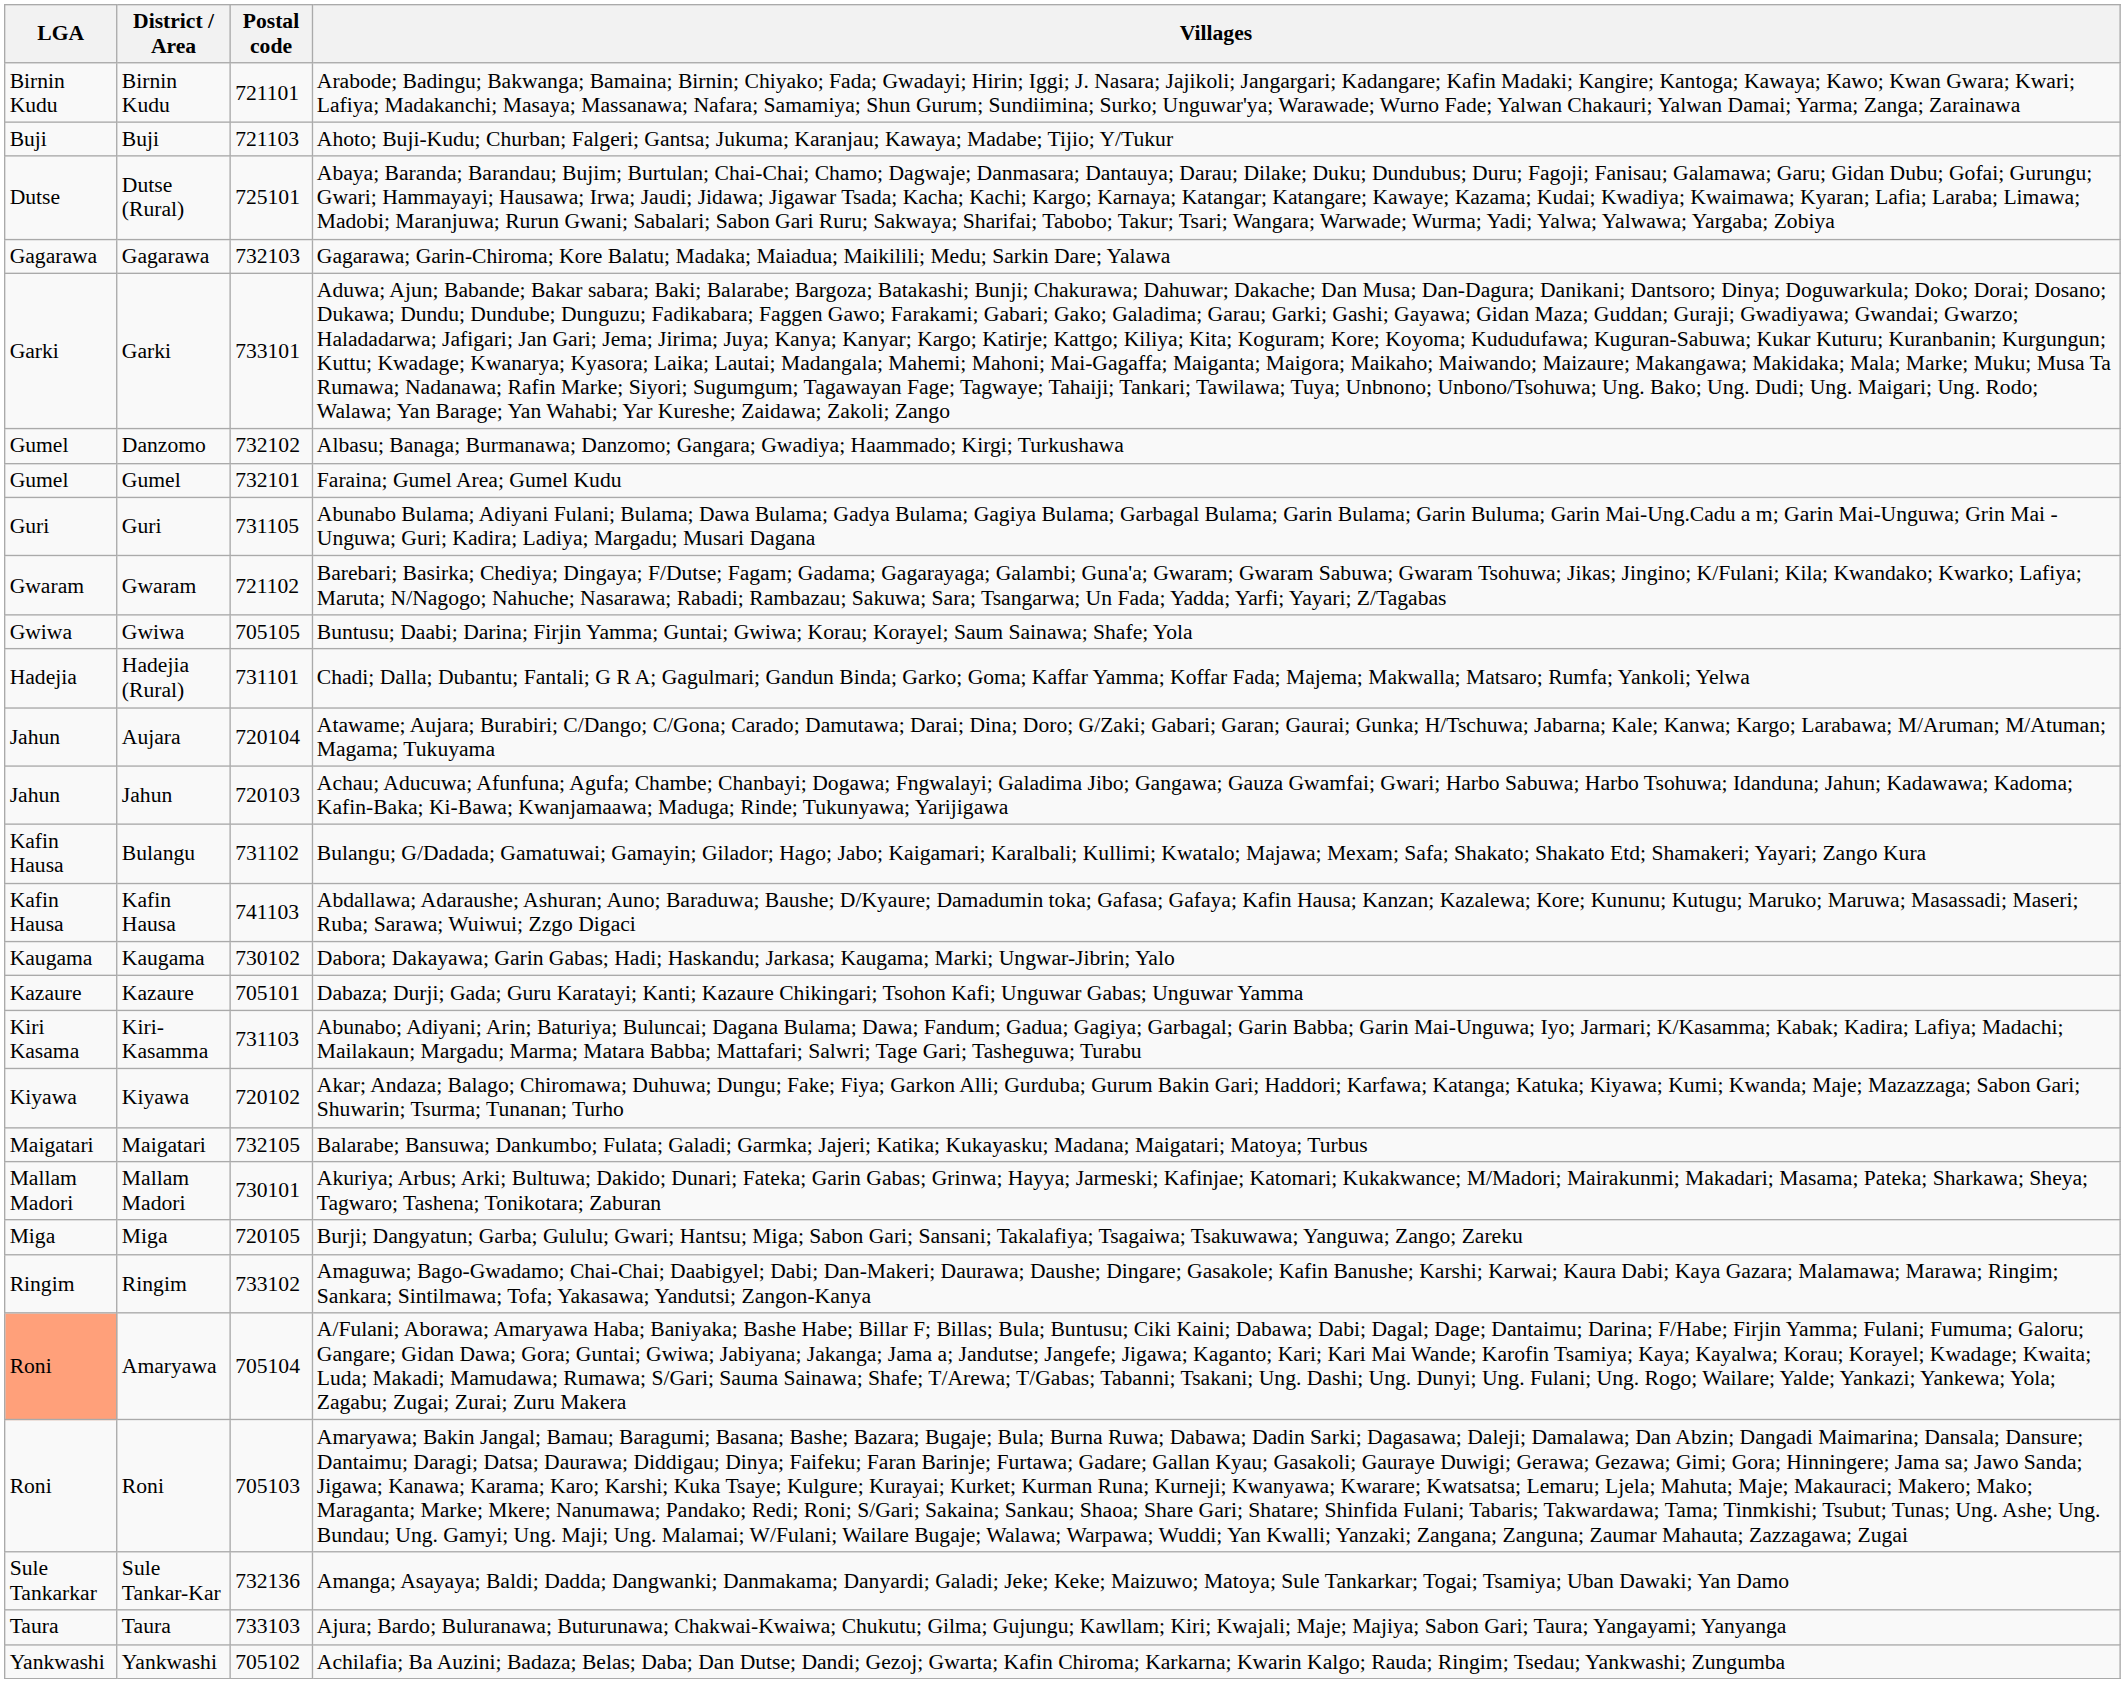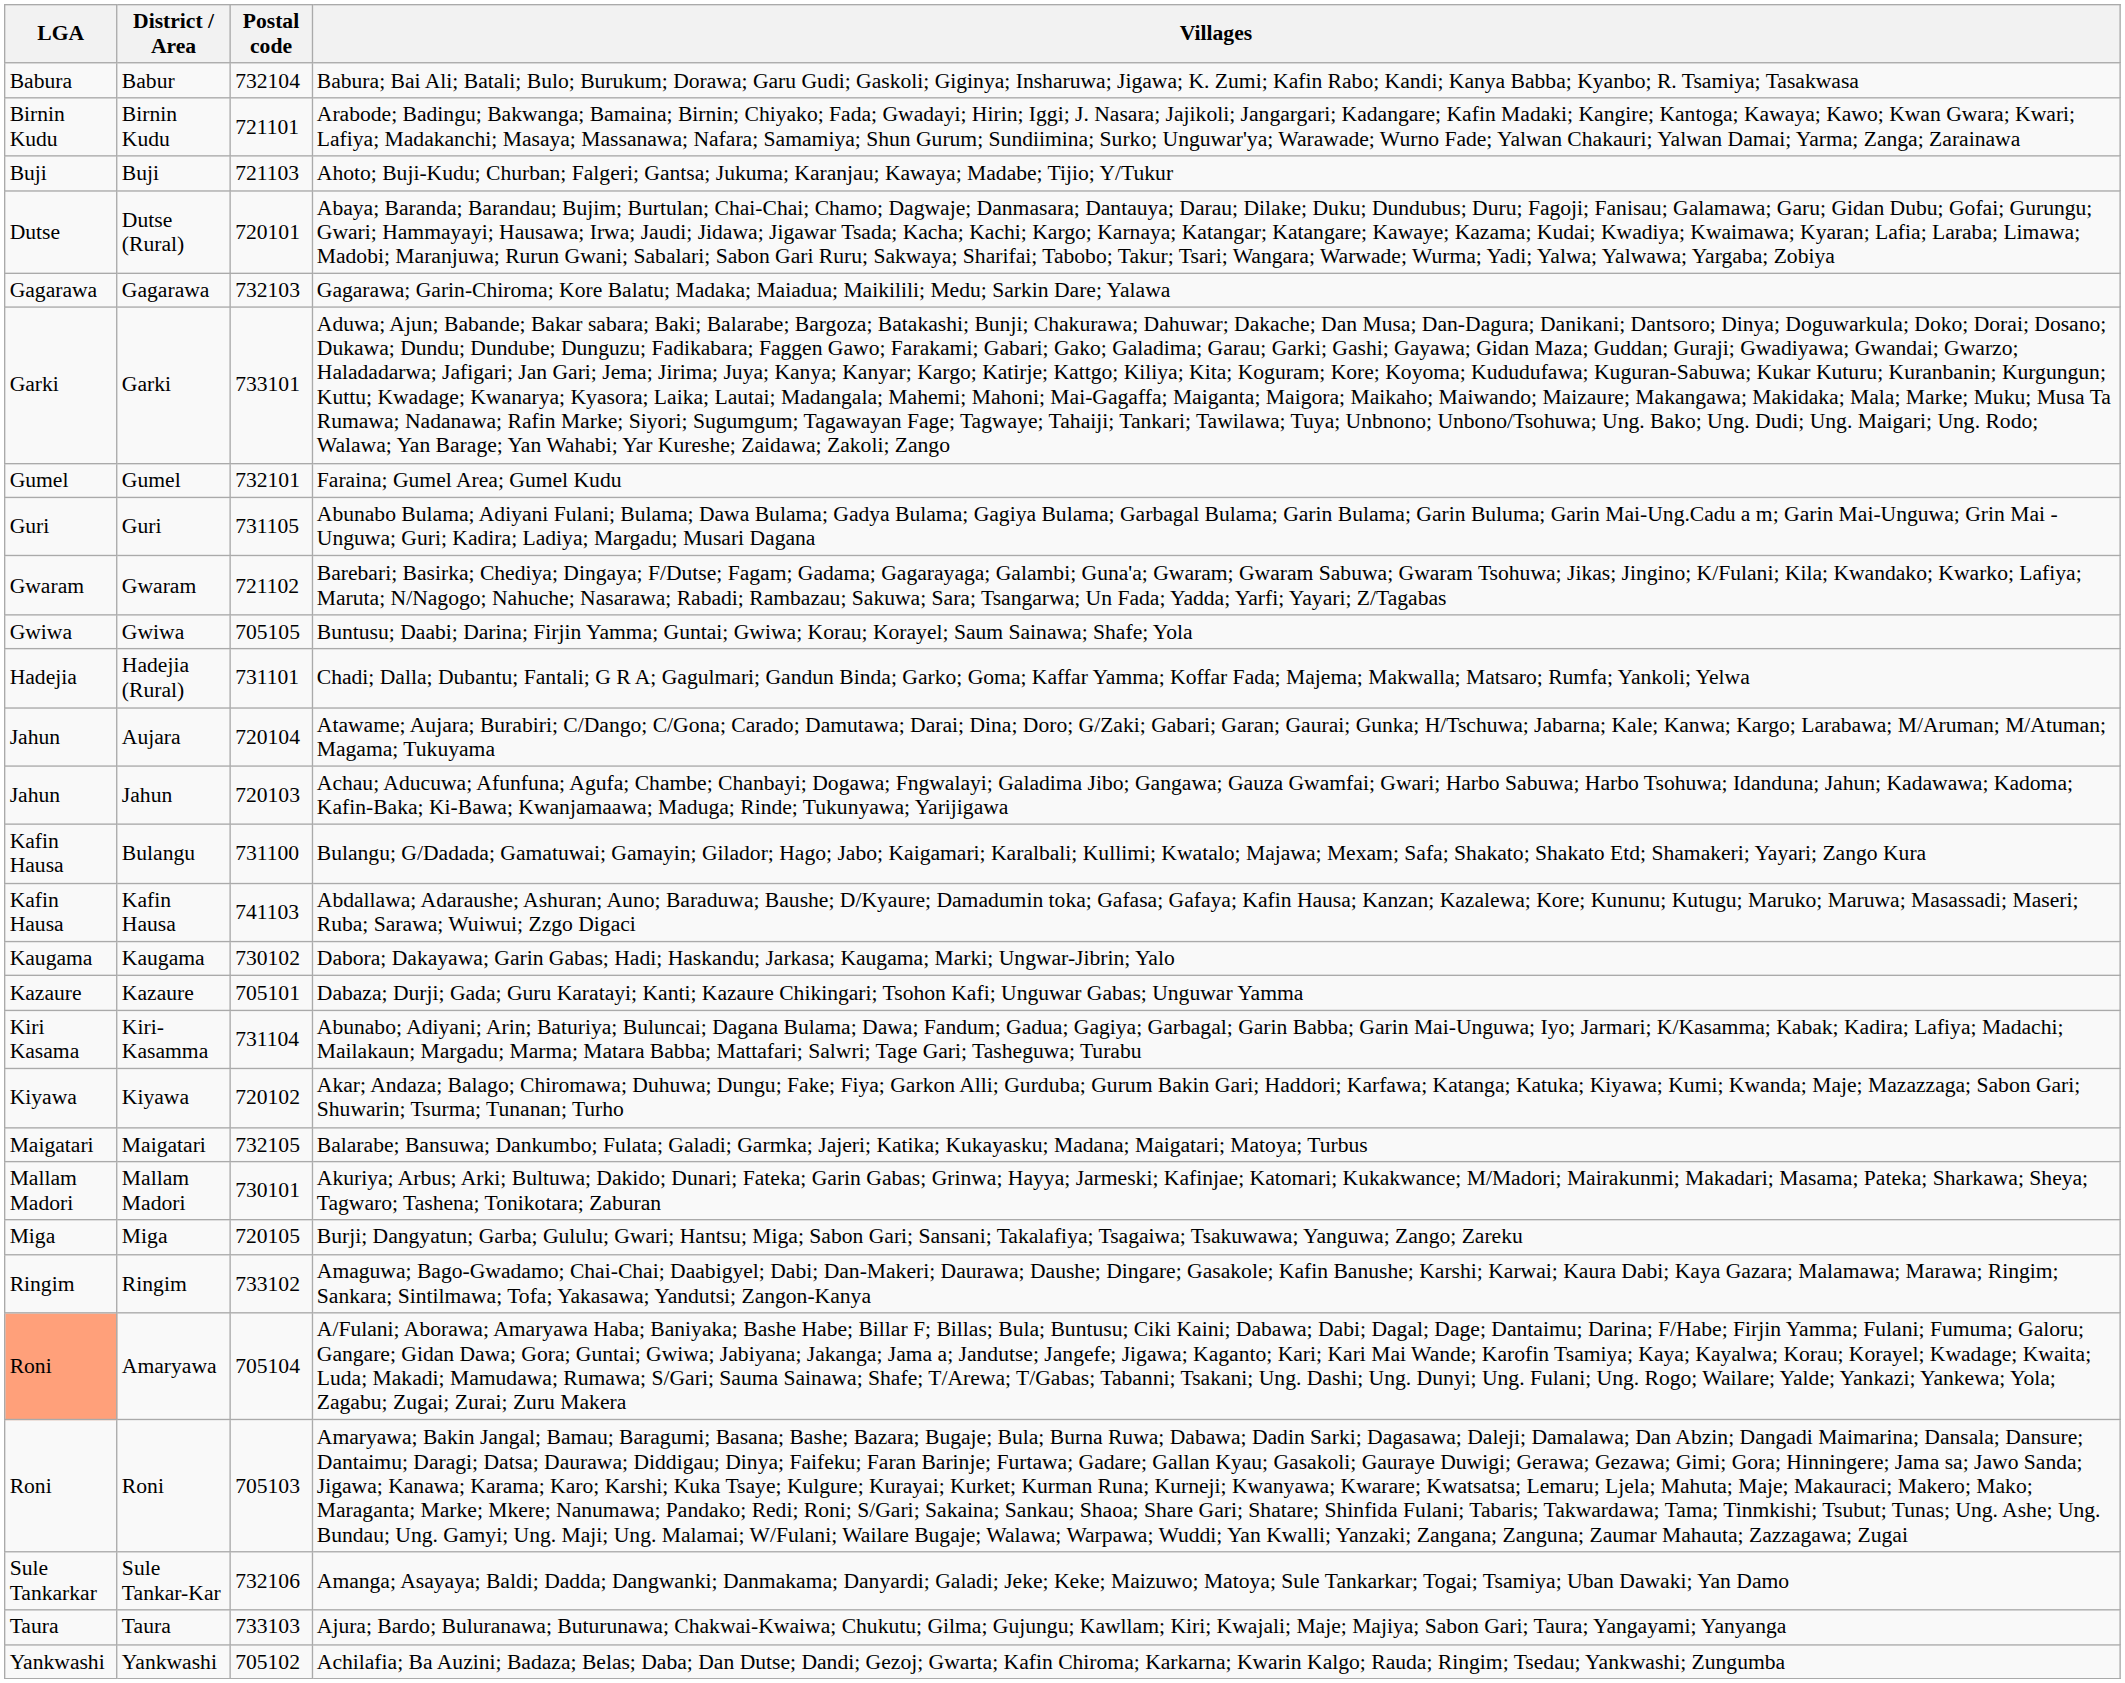+ row: (148, 80)
(268, 197) 725101 -> (268, 231) 720101
- row: (164, 445)
(267, 853) 731102 -> (267, 853) 731100
(267, 1039) 731103 -> (267, 1039) 731104
(268, 1580) 732136 -> (268, 1580) 732106
